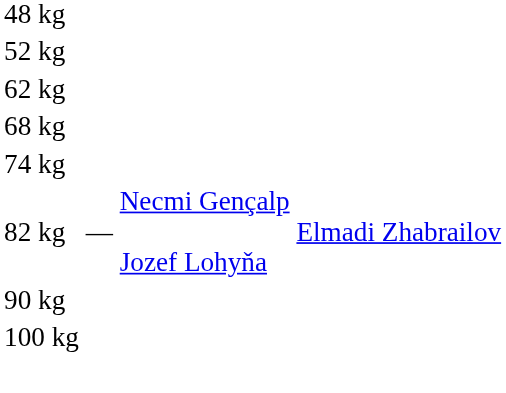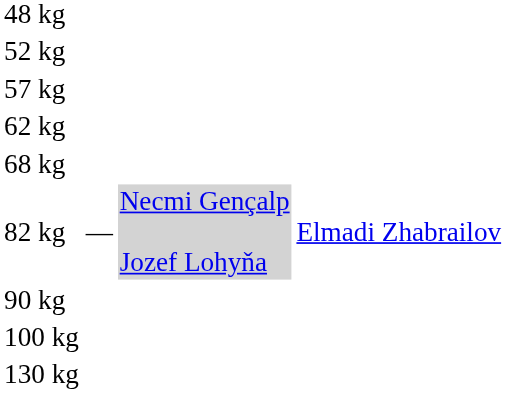+ row: (35, 88)
- row: (35, 163)
(205, 231) no background -> (205, 231) lightgrey background
+ row: (42, 374)
